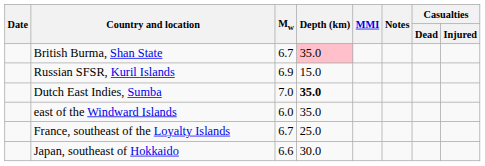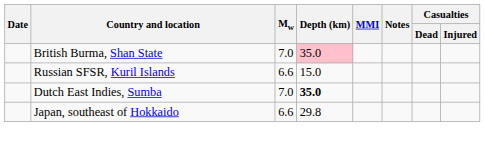(286, 53) 6.7 -> (286, 53) 7.0
(286, 72) 6.9 -> (286, 72) 6.6
- row: (105, 111)
- row: (132, 131)
(310, 151) 30.0 -> (310, 111) 29.8
